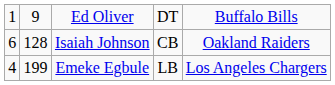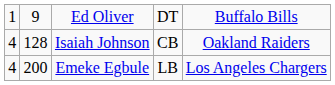(12, 42) 6 -> (12, 42) 4
(36, 67) 199 -> (36, 67) 200
